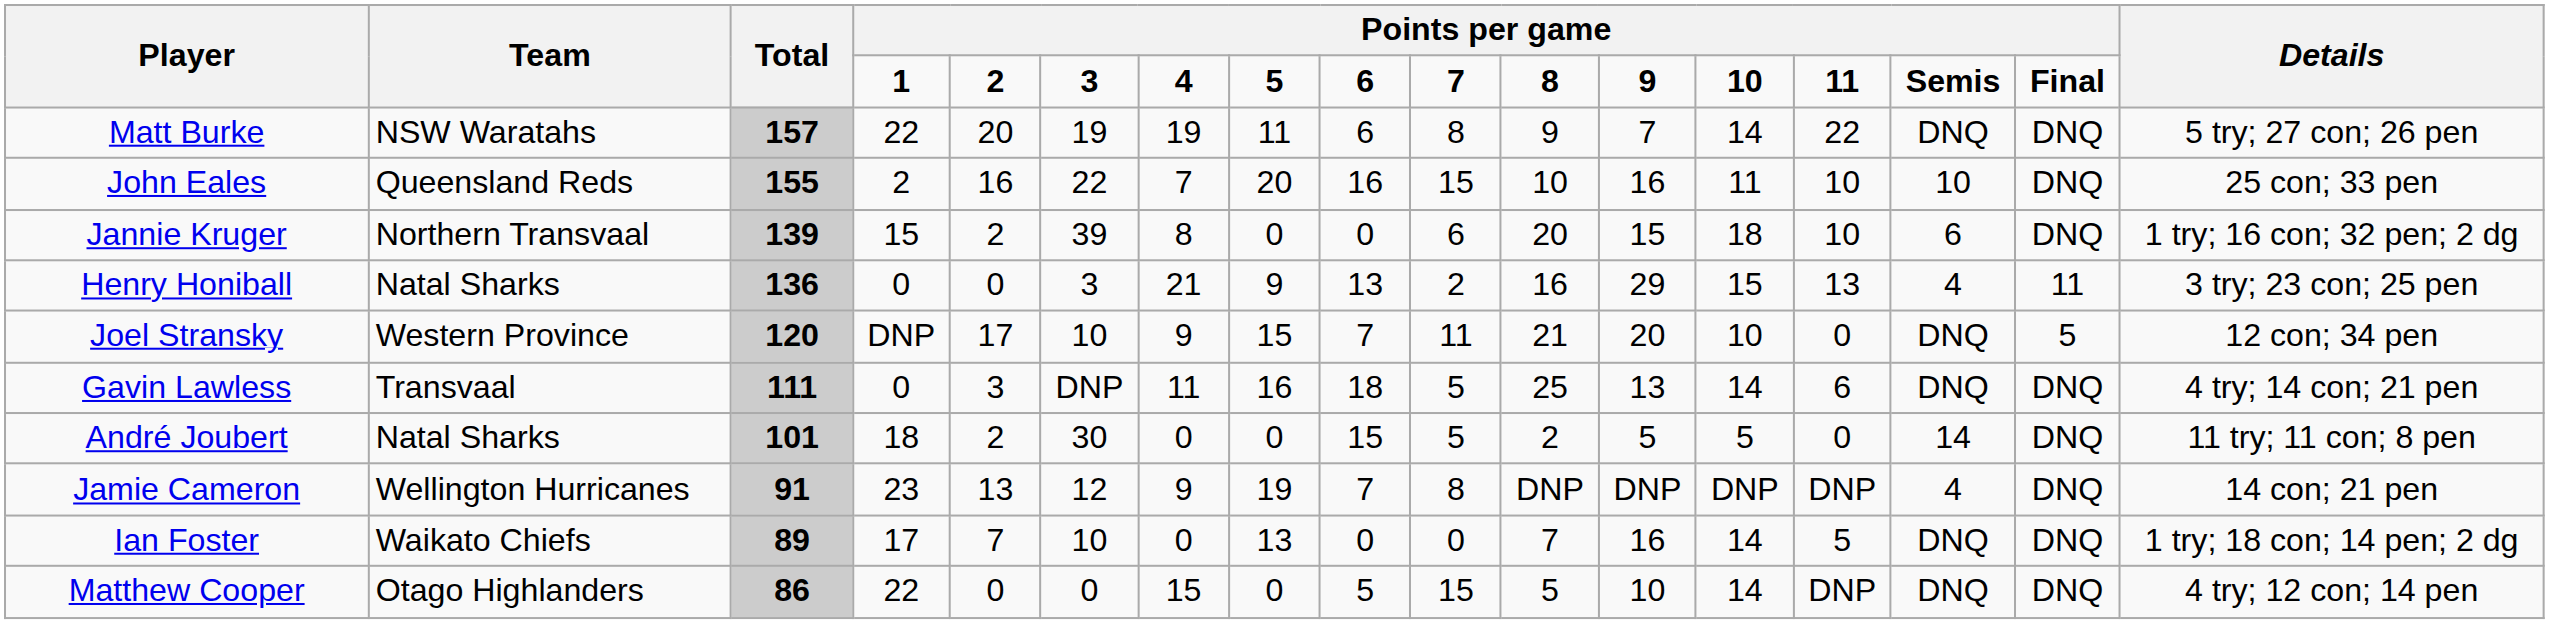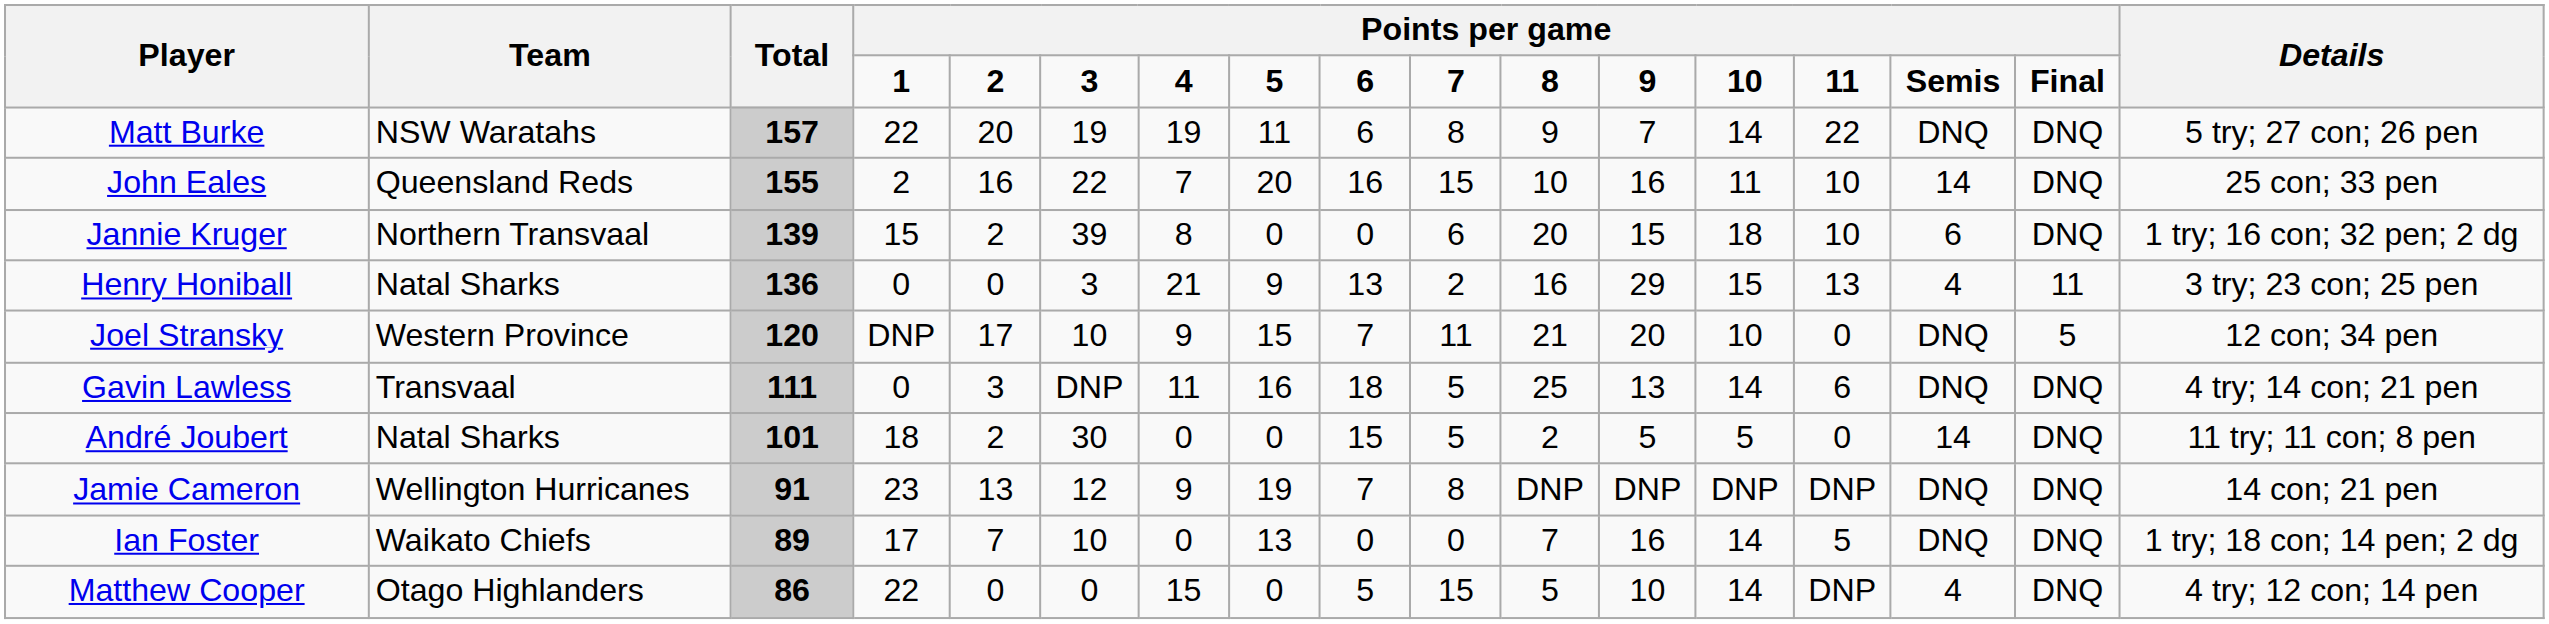(1953, 183) 10 -> (1953, 183) 14
(1953, 489) 4 -> (1953, 489) DNQ
(1953, 591) DNQ -> (1953, 591) 4
